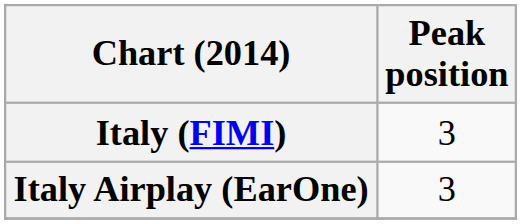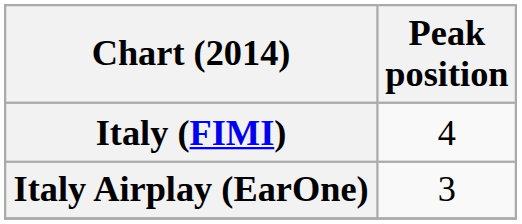(447, 131) 3 -> (447, 131) 4
